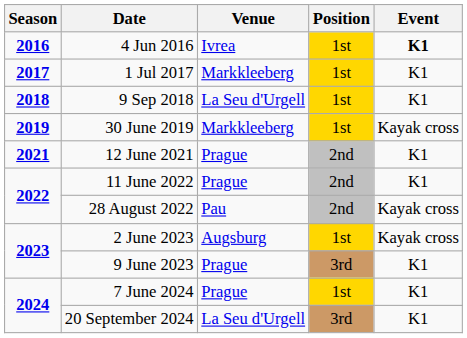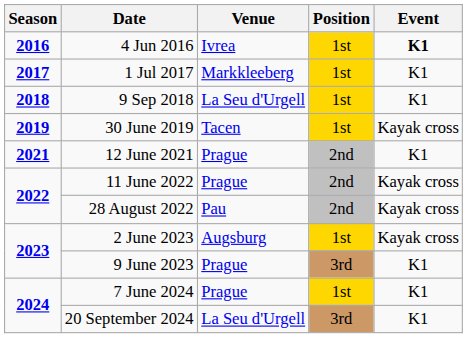(248, 127) Markkleeberg -> (221, 127) Tacen
(418, 182) K1 -> (418, 182) Kayak cross
